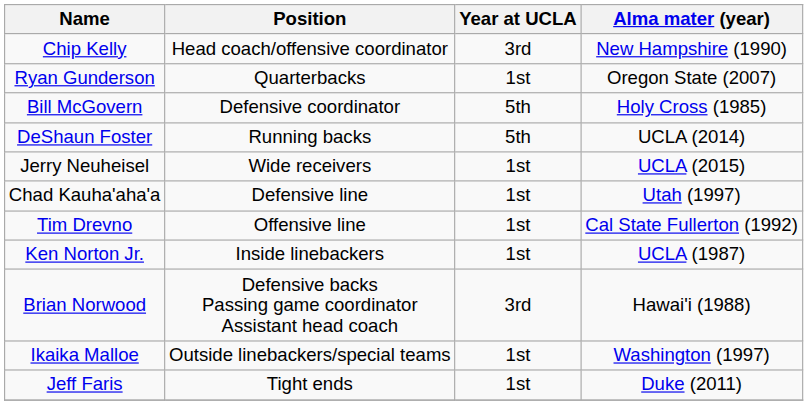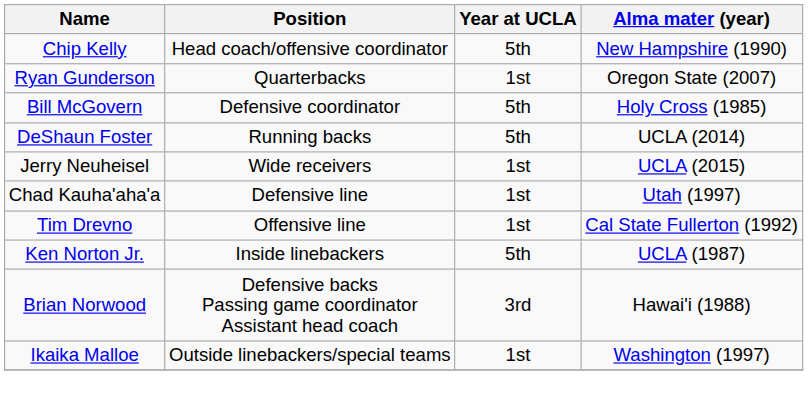(518, 48) 3rd -> (518, 48) 5th
(518, 254) 1st -> (518, 254) 5th
- row: (85, 384)
